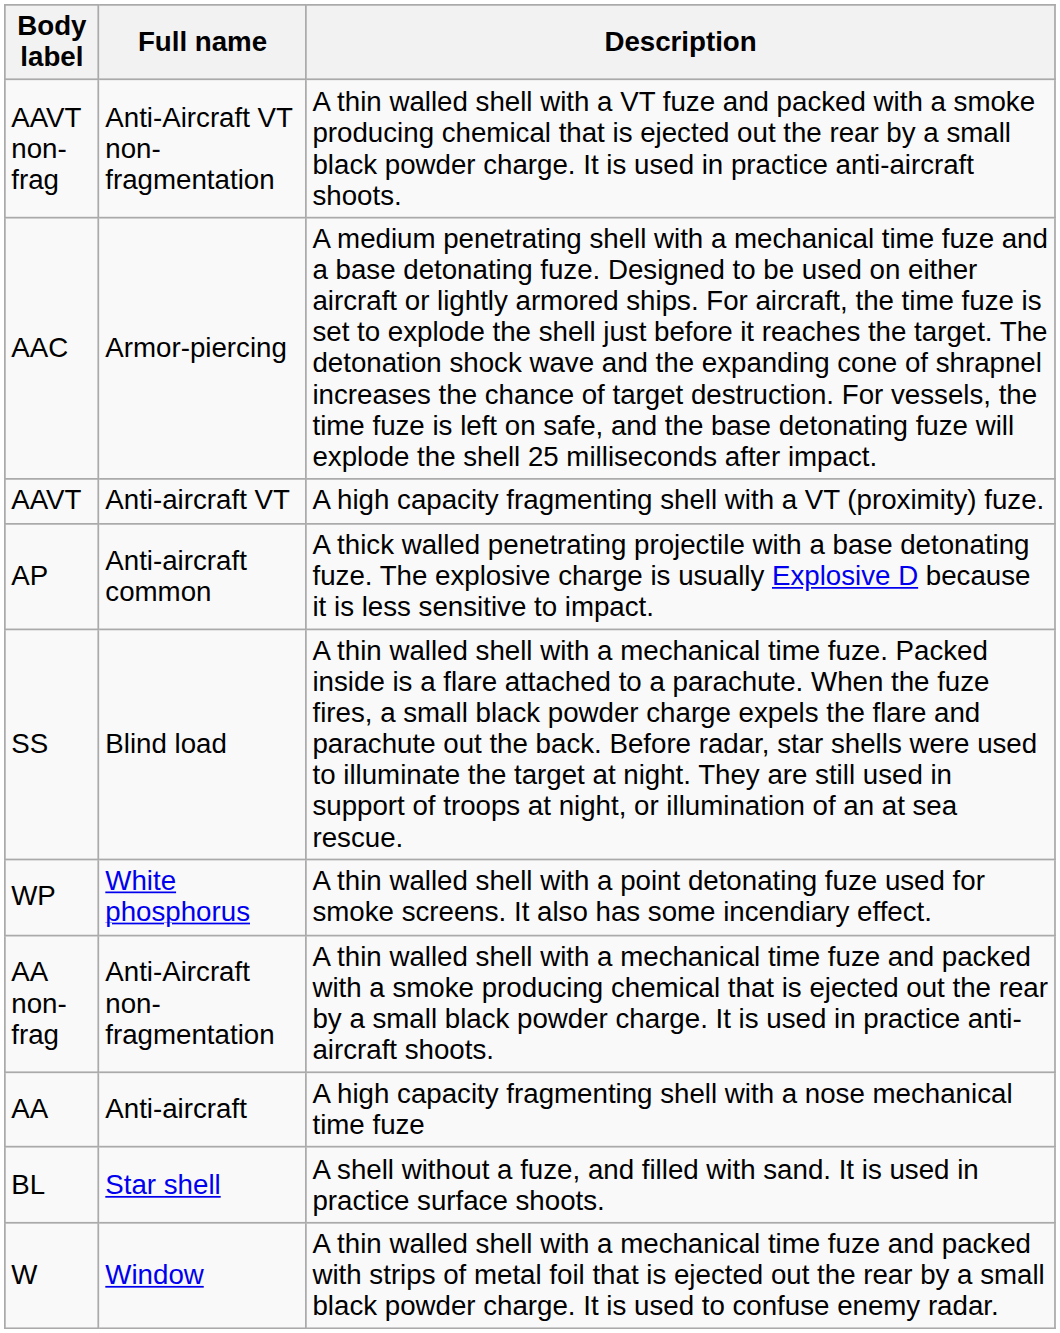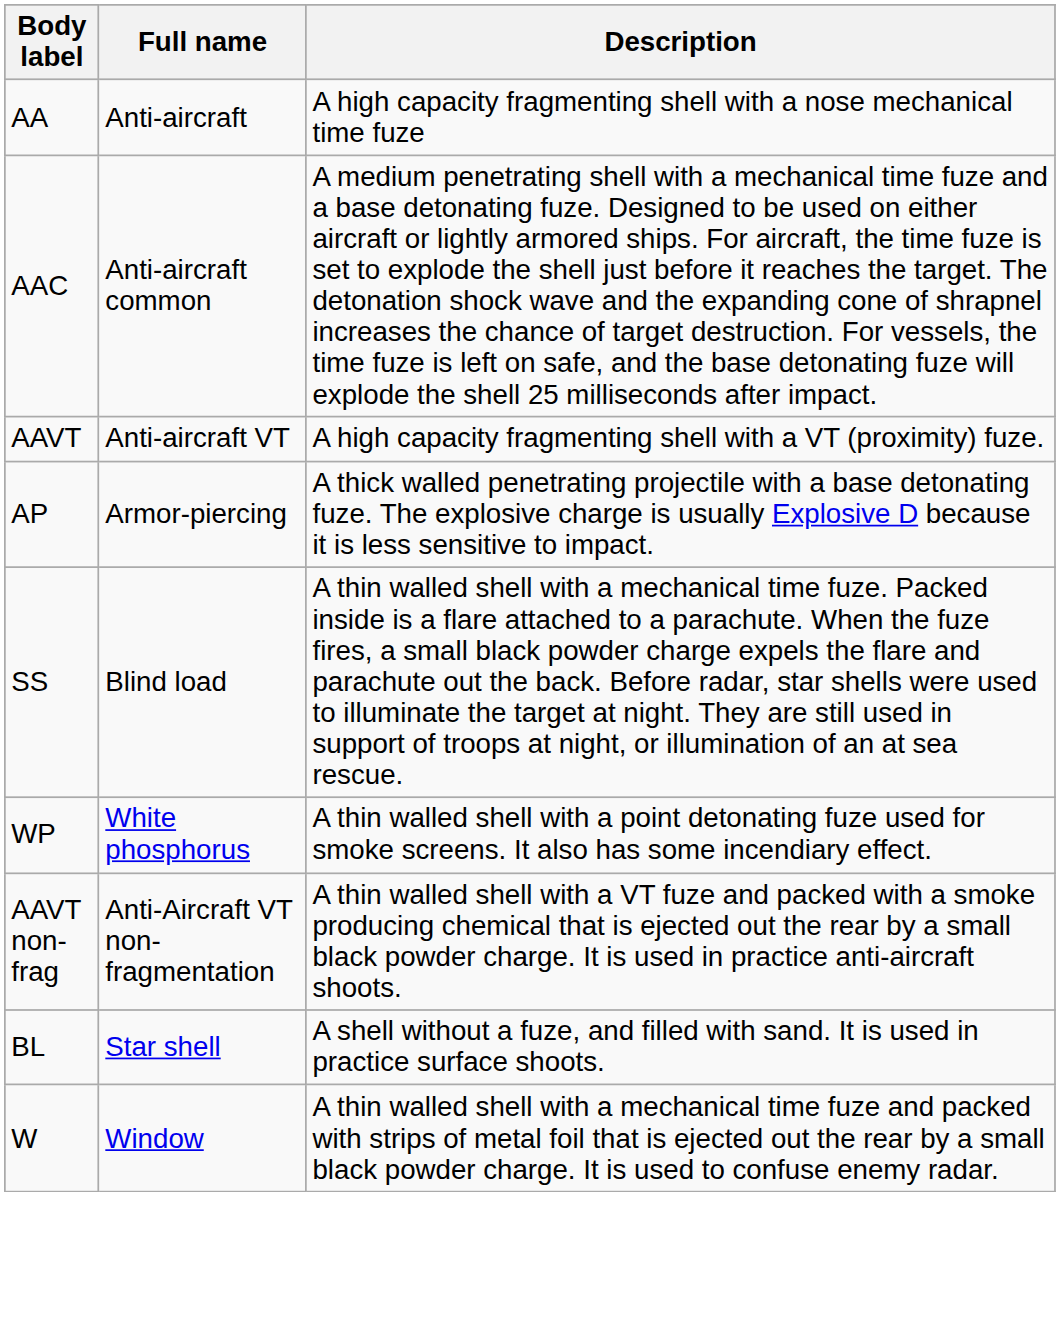rows swapped: (30, 1109) <-> (46, 148)
(196, 347) Armor-piercing -> (176, 285) Anti-aircraft common
(176, 575) Anti-aircraft common -> (196, 513) Armor-piercing
- row: (39, 1003)
